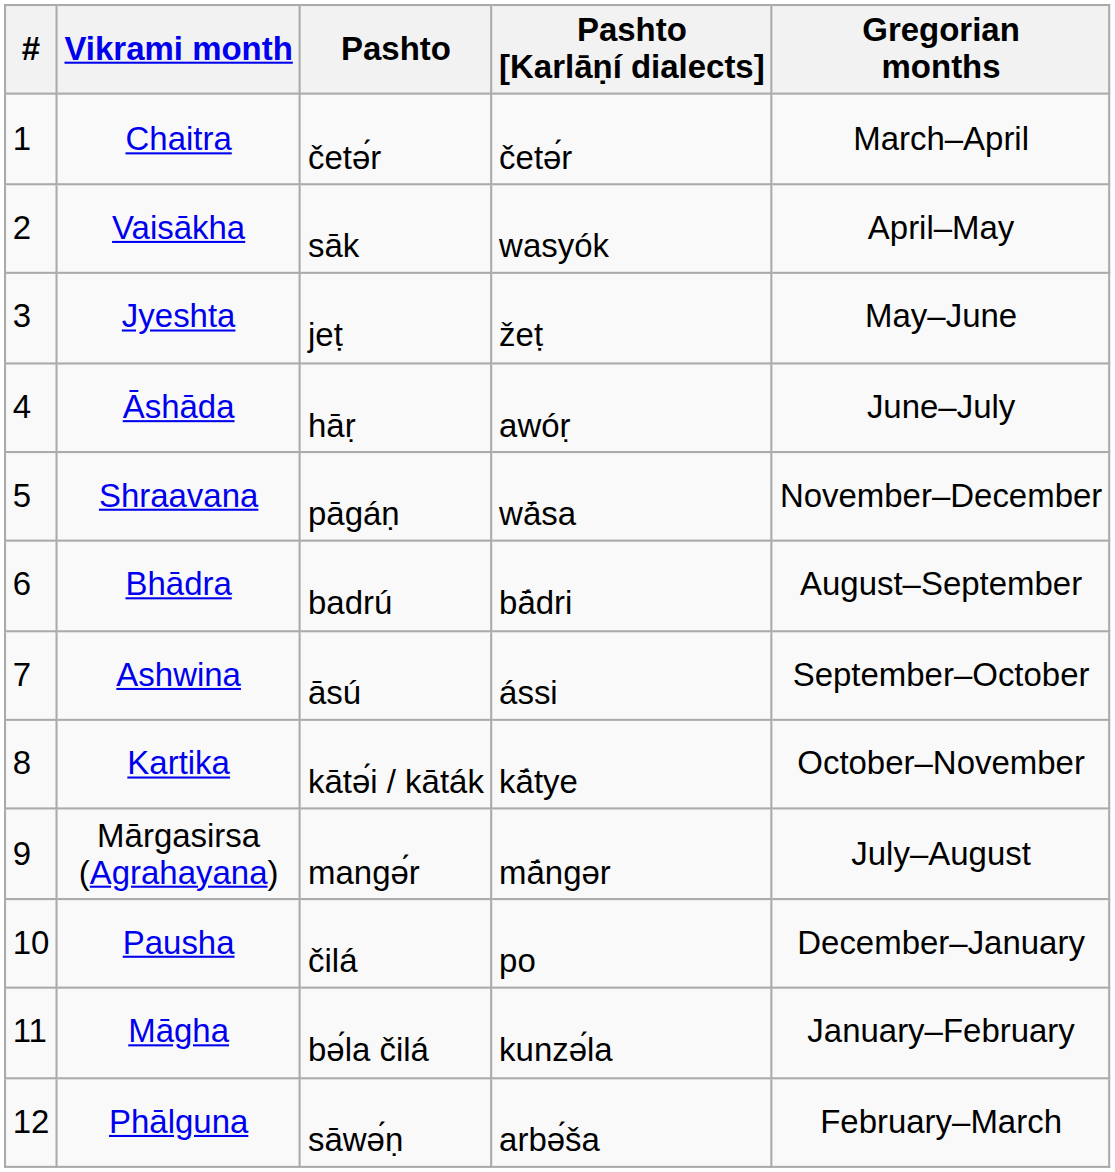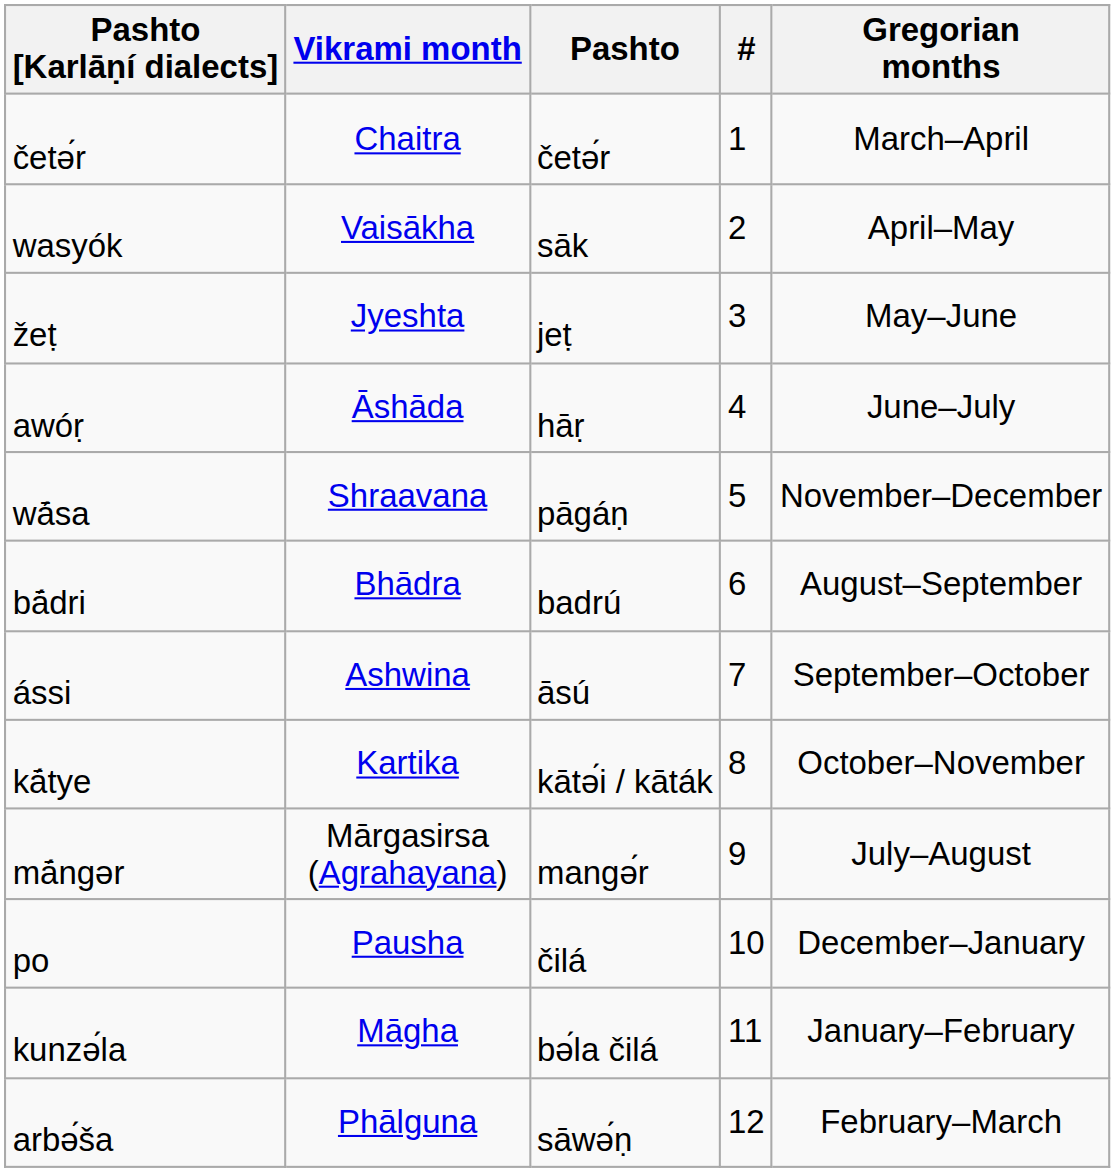columns swapped: (31, 49) <-> (632, 49)
